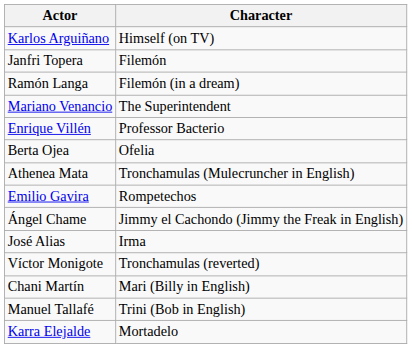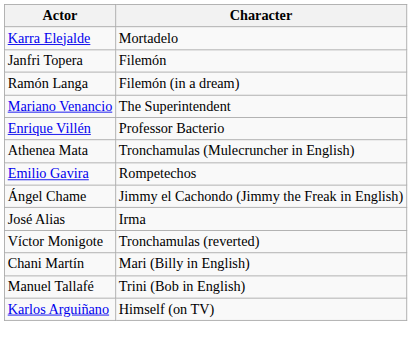rows swapped: (49, 331) <-> (58, 38)
- row: (38, 151)
